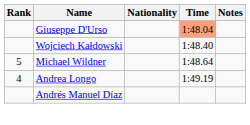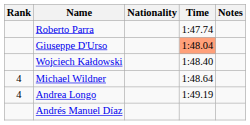+ row: (65, 29)
(19, 62) 5 -> (19, 78) 4
